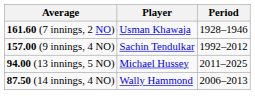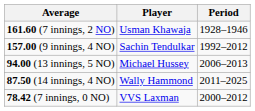(223, 64) 2011–2025 -> (224, 64) 2006–2013
(224, 81) 2006–2013 -> (223, 81) 2011–2025
+ row: (58, 98)
